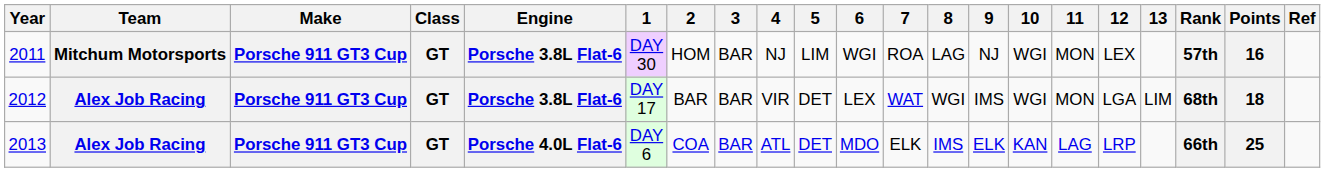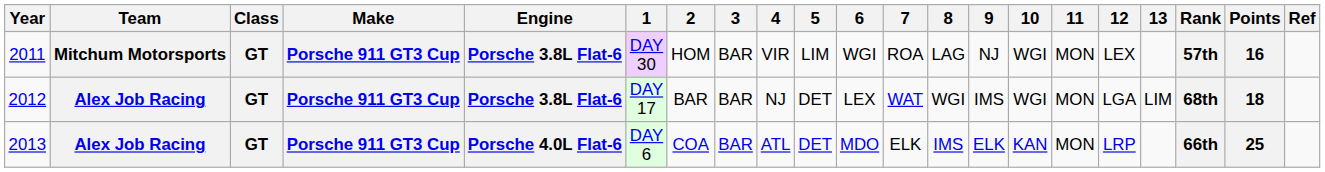columns swapped: (437, 18) <-> (320, 18)
(776, 54) NJ -> (776, 54) VIR
(776, 100) VIR -> (776, 100) NJ
(1075, 145) LAG -> (1075, 145) MON
